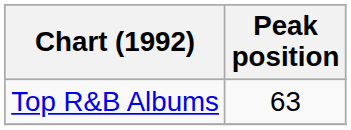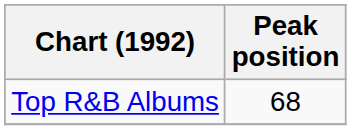(286, 101) 63 -> (286, 101) 68
